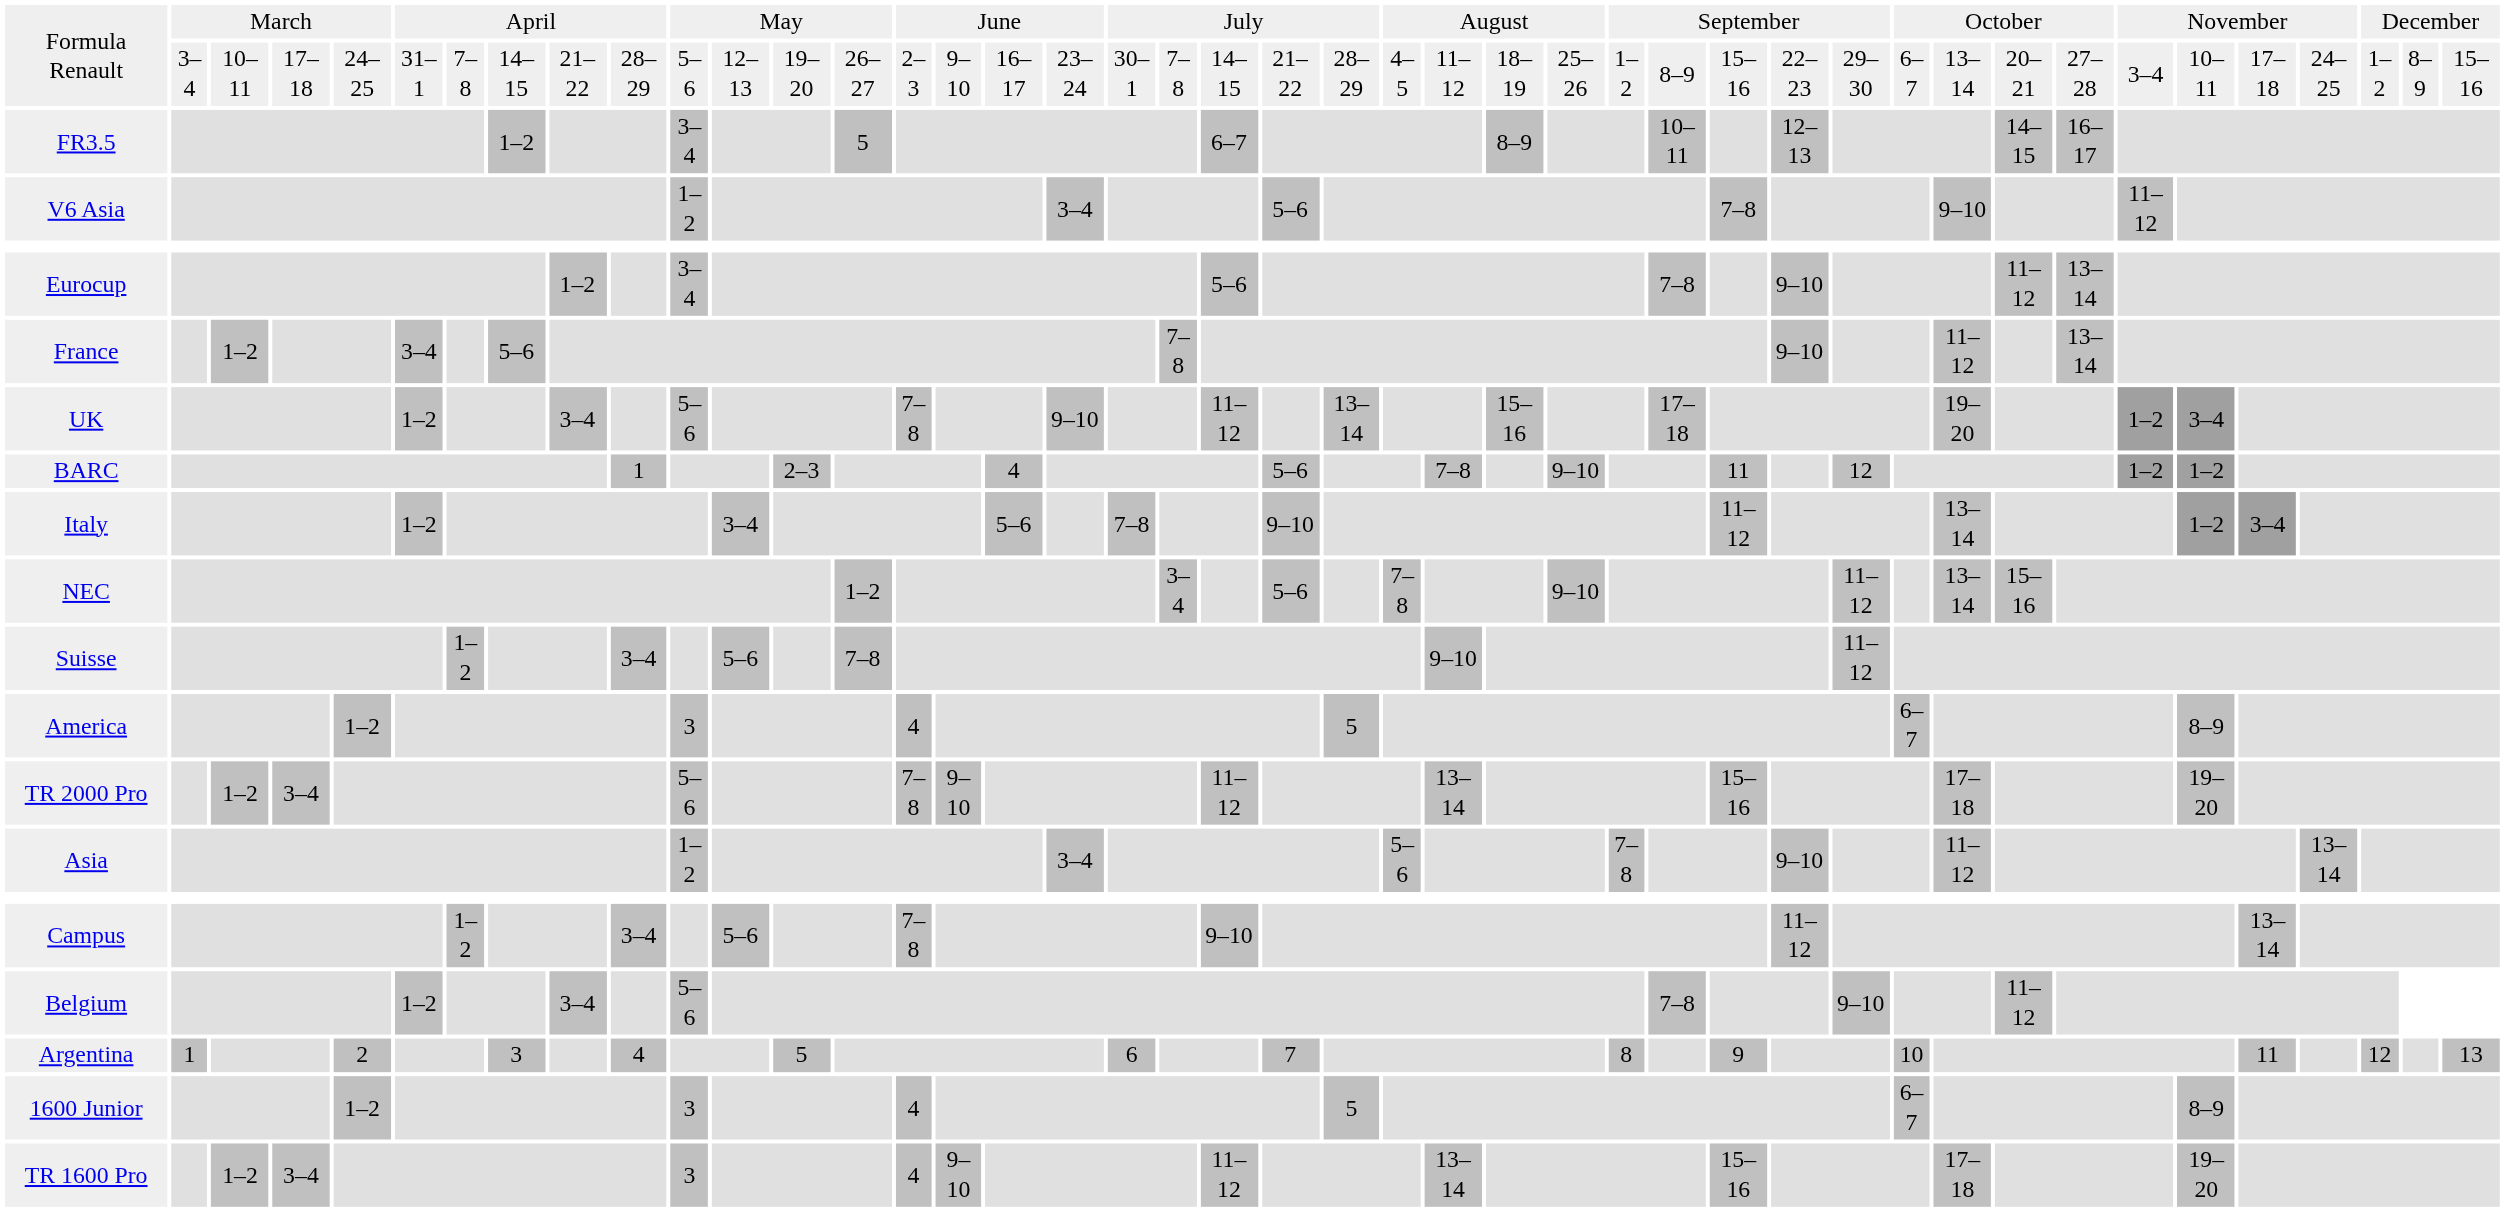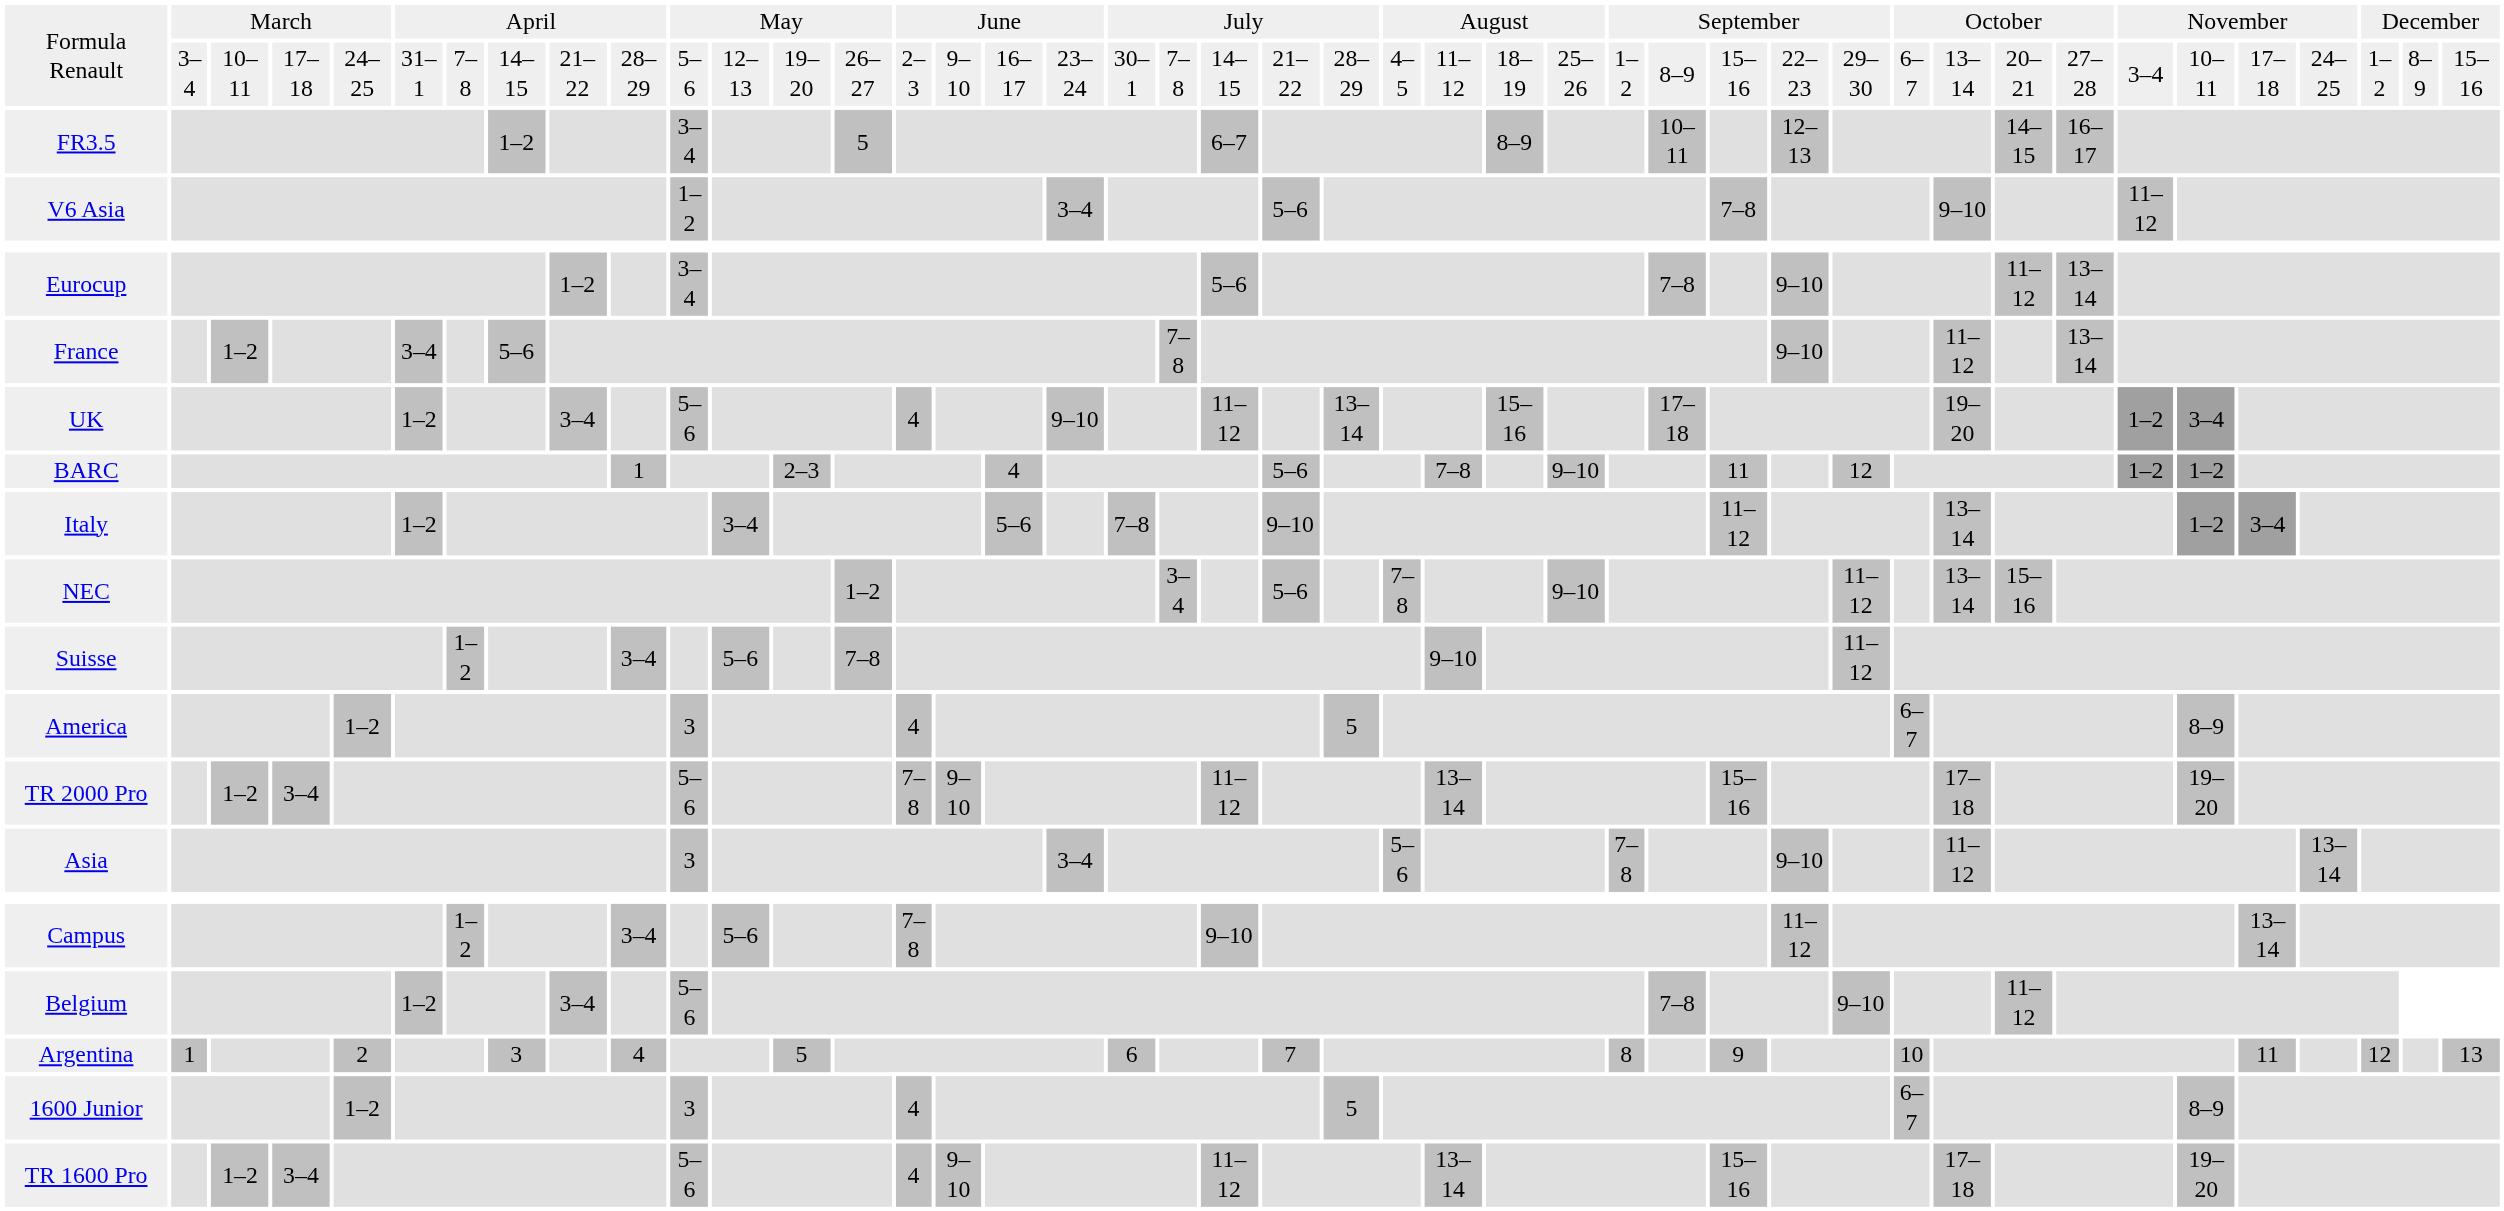(914, 418) 7–8 -> (914, 418) 4
(689, 859) 1–2 -> (689, 859) 3
(689, 1174) 3 -> (689, 1174) 5–6
